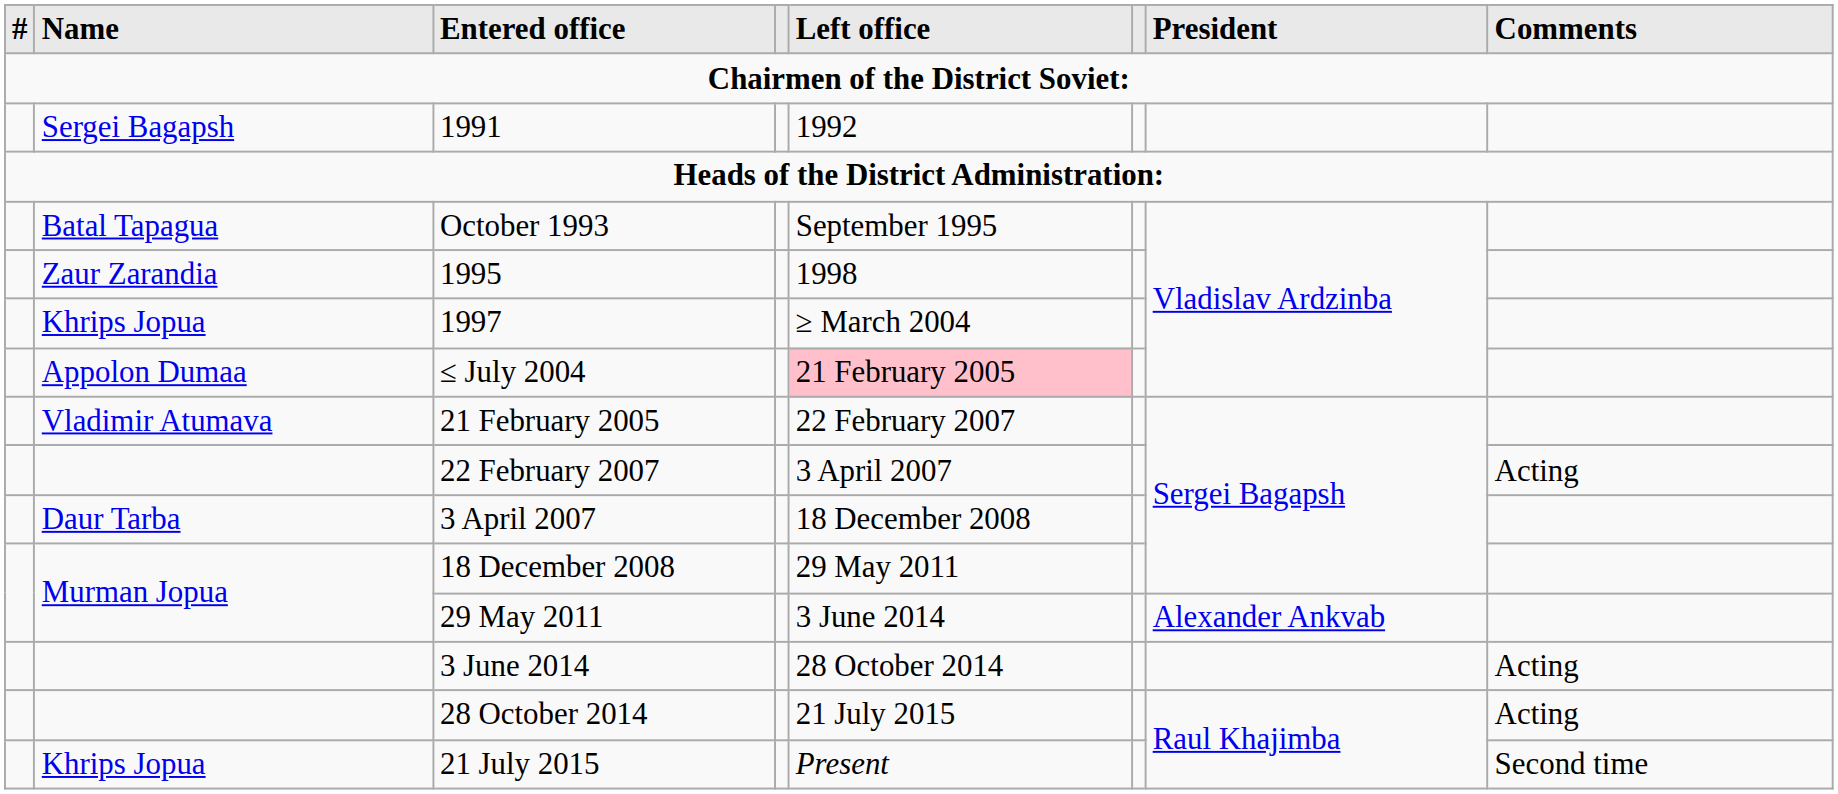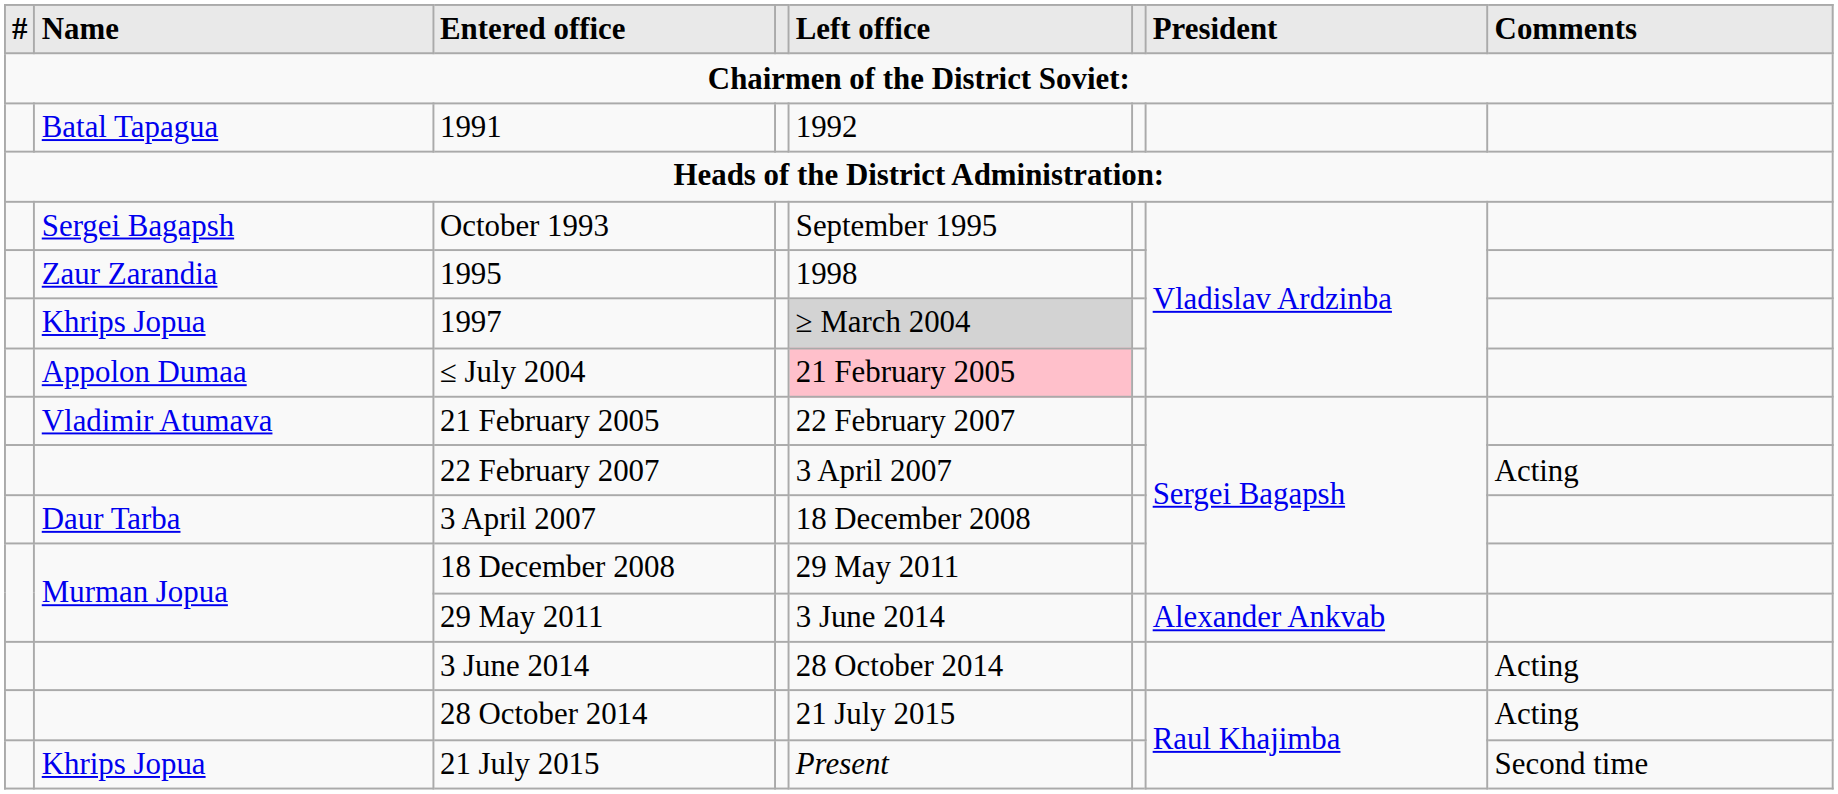(138, 126) Sergei Bagapsh -> (130, 126) Batal Tapagua
(130, 224) Batal Tapagua -> (138, 224) Sergei Bagapsh
(883, 322) no background -> (883, 322) lightgrey background
